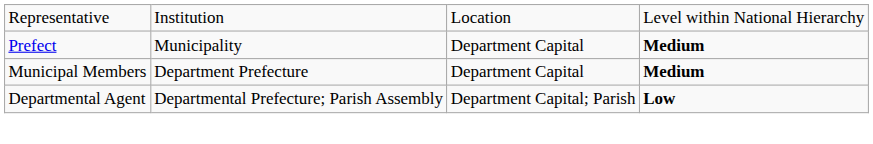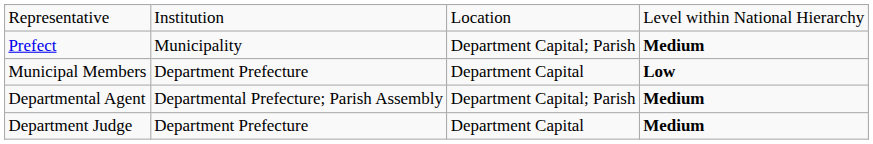(517, 44) Department Capital -> (543, 44) Department Capital; Parish
(674, 71) Medium -> (659, 71) Low
(659, 98) Low -> (674, 98) Medium
+ row: (70, 125)
